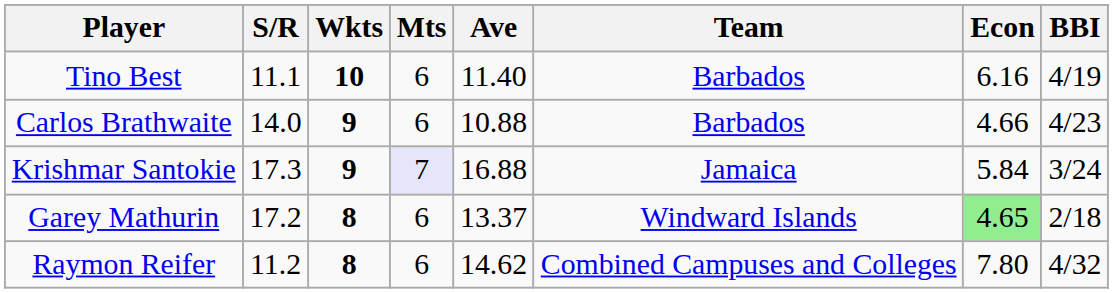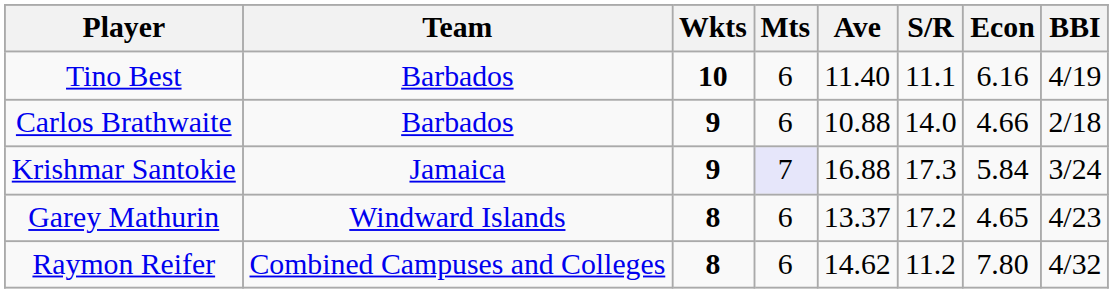columns swapped: (749, 28) <-> (276, 28)
(1075, 122) 4/23 -> (1075, 122) 2/18
(1003, 216) lightgreen background -> (1003, 216) no background
(1075, 216) 2/18 -> (1075, 216) 4/23
